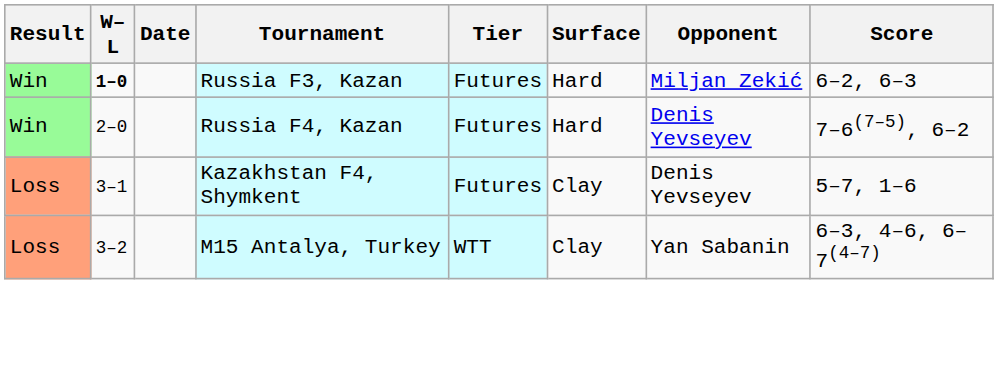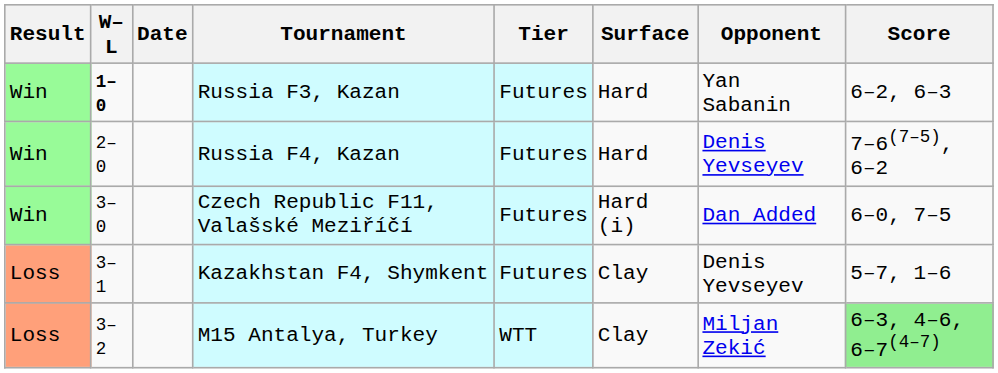(726, 81) Miljan Zekić -> (747, 93) Yan Sabanin
+ row: (318, 215)
(720, 247) Yan Sabanin -> (740, 335) Miljan Zekić
(891, 247) no background -> (907, 335) lightgreen background
